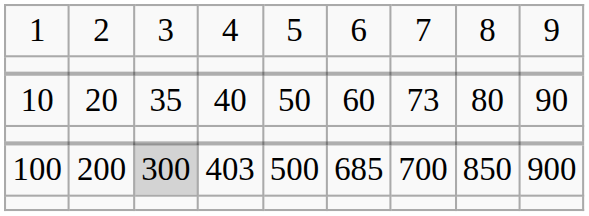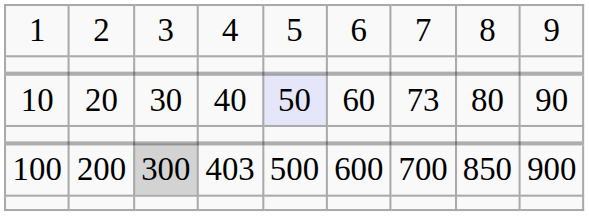(166, 99) 35 -> (166, 99) 30
(294, 99) no background -> (294, 99) lavender background
(359, 168) 685 -> (359, 168) 600
